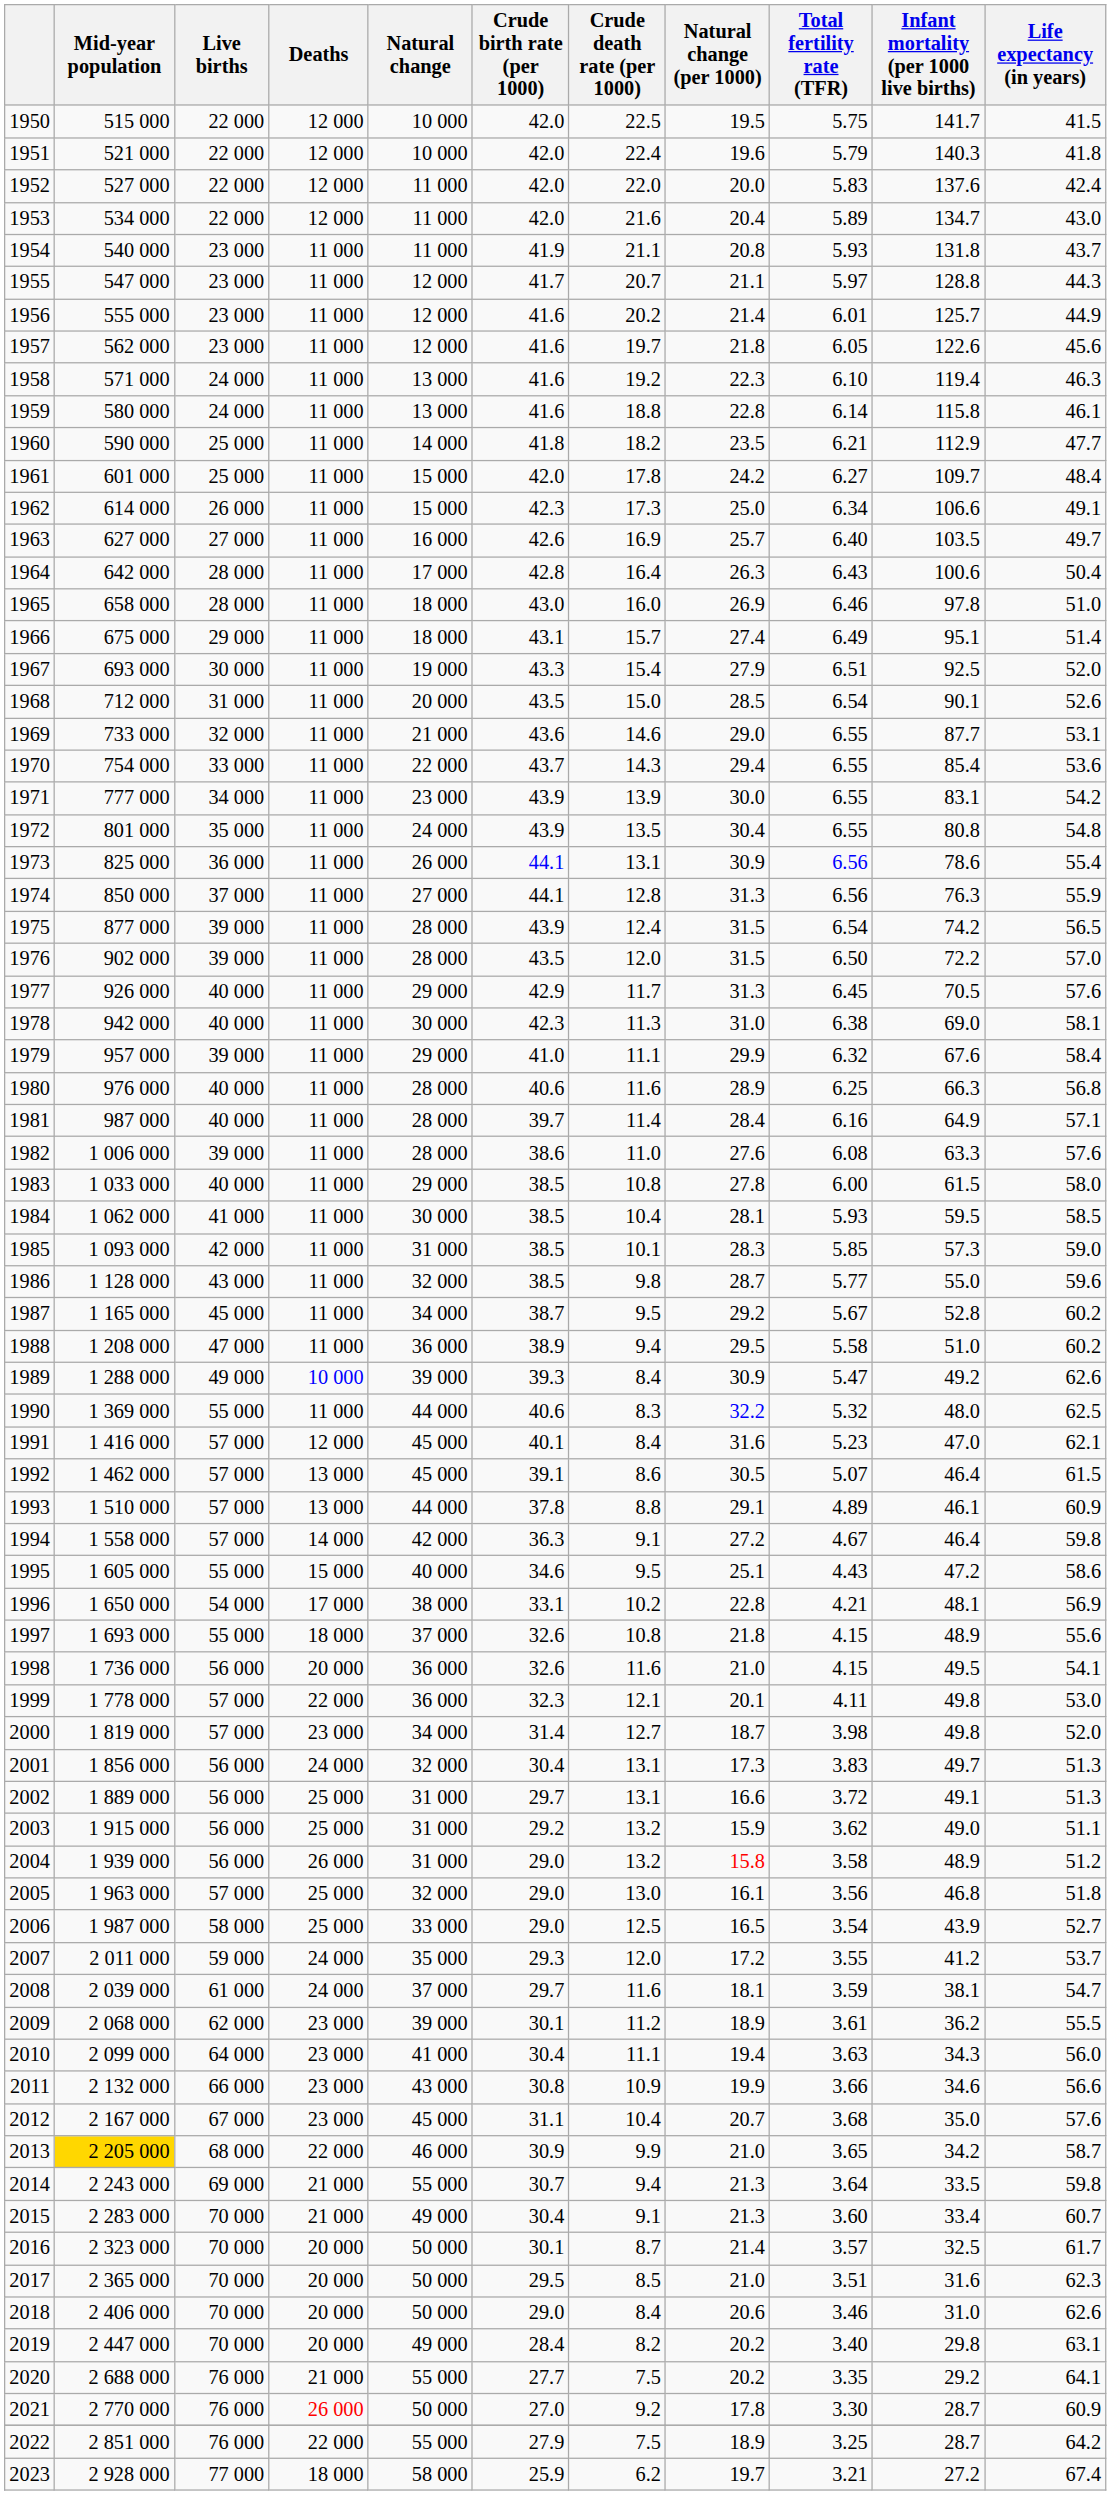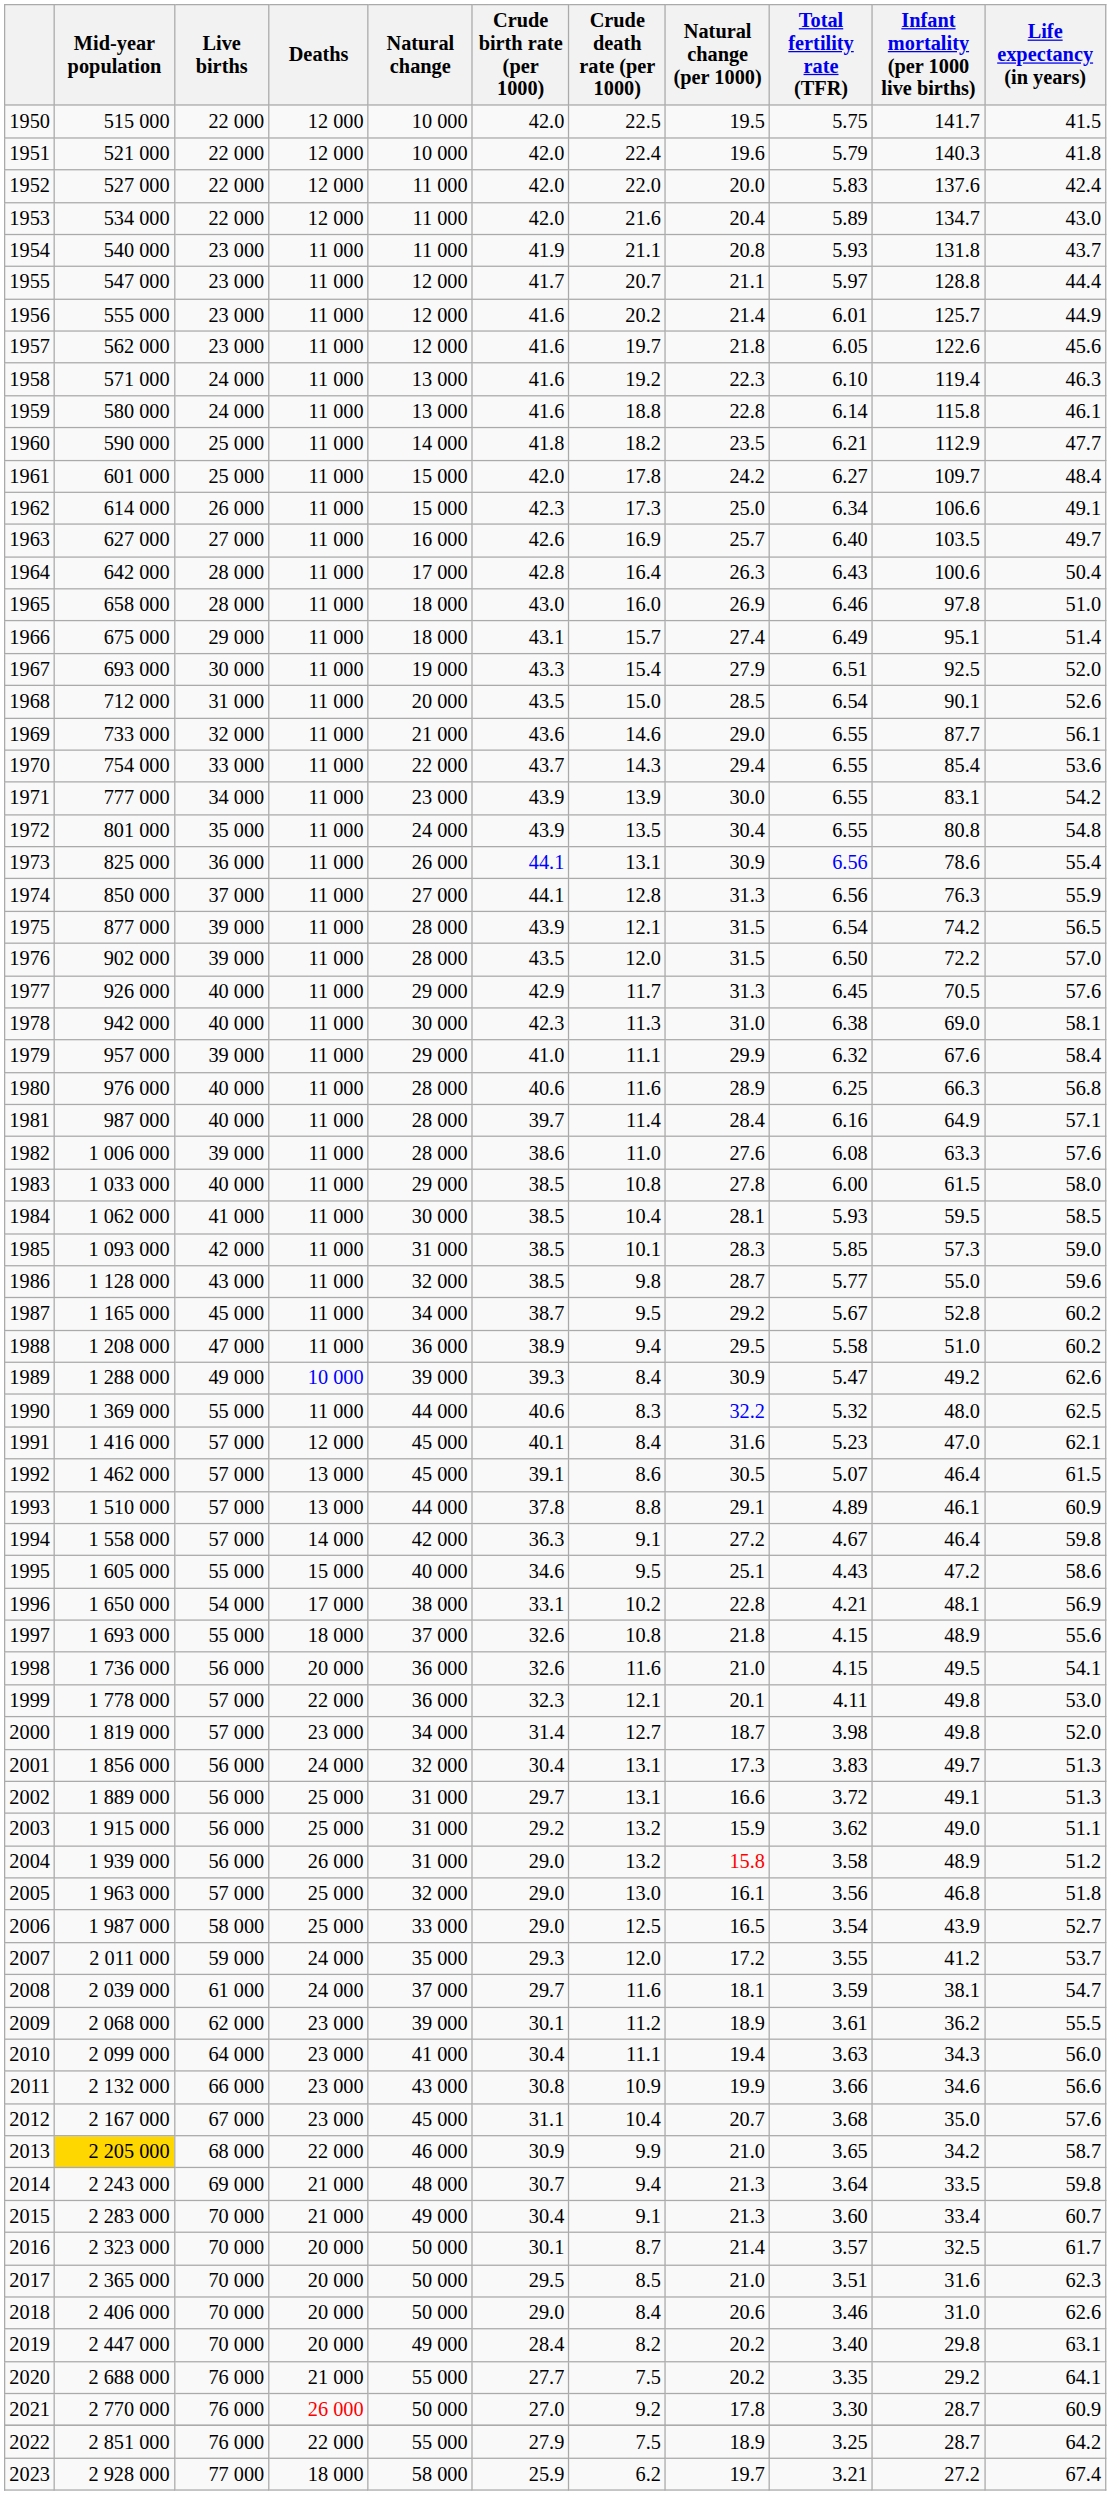(1083, 282) 44.3 -> (1083, 282) 44.4
(1083, 733) 53.1 -> (1083, 733) 56.1
(643, 927) 12.4 -> (643, 927) 12.1
(435, 2183) 55 000 -> (435, 2183) 48 000
